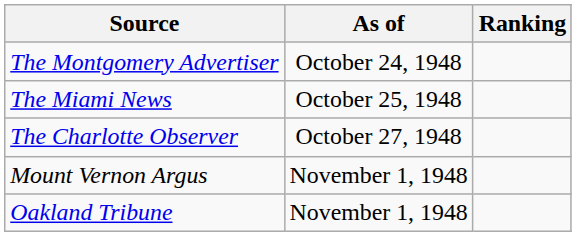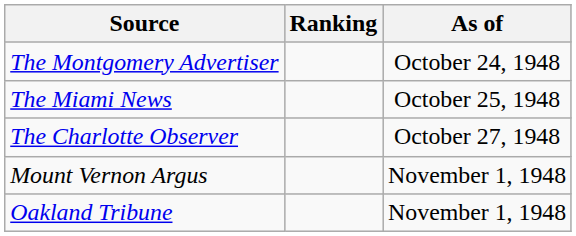columns swapped: (522, 23) <-> (379, 23)
